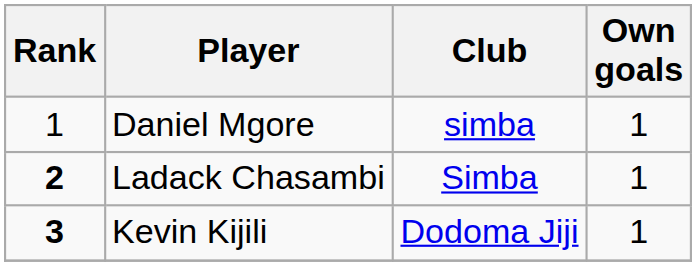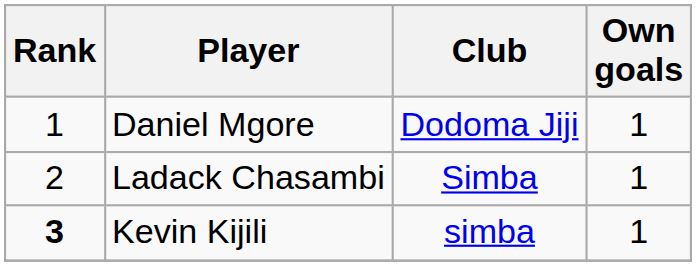(490, 123) simba -> (490, 123) Dodoma Jiji
(55, 177) bold -> (55, 177) normal
(490, 232) Dodoma Jiji -> (490, 232) simba
